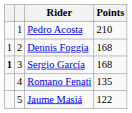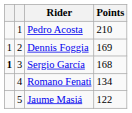(104, 47) 168 -> (104, 47) 169
(104, 81) 135 -> (104, 81) 134
